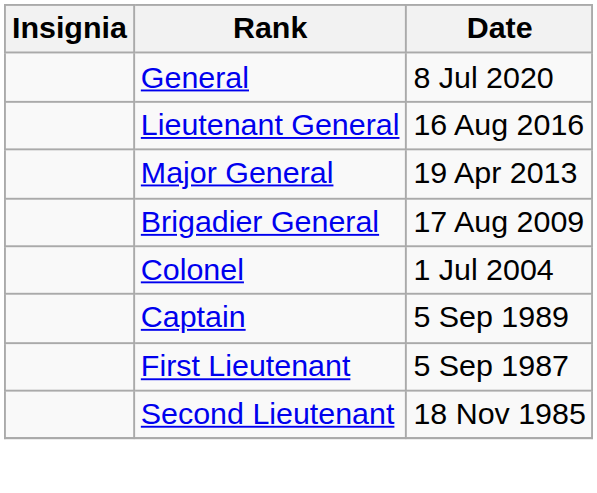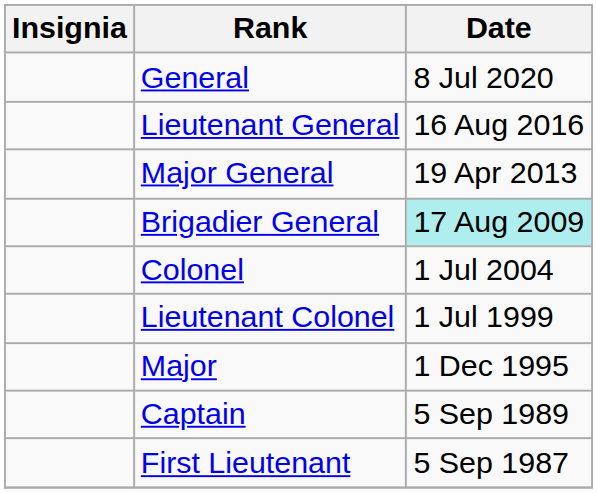(499, 221) no background -> (499, 221) paleturquoise background
+ row: (268, 317)
+ row: (179, 366)
- row: (268, 414)
